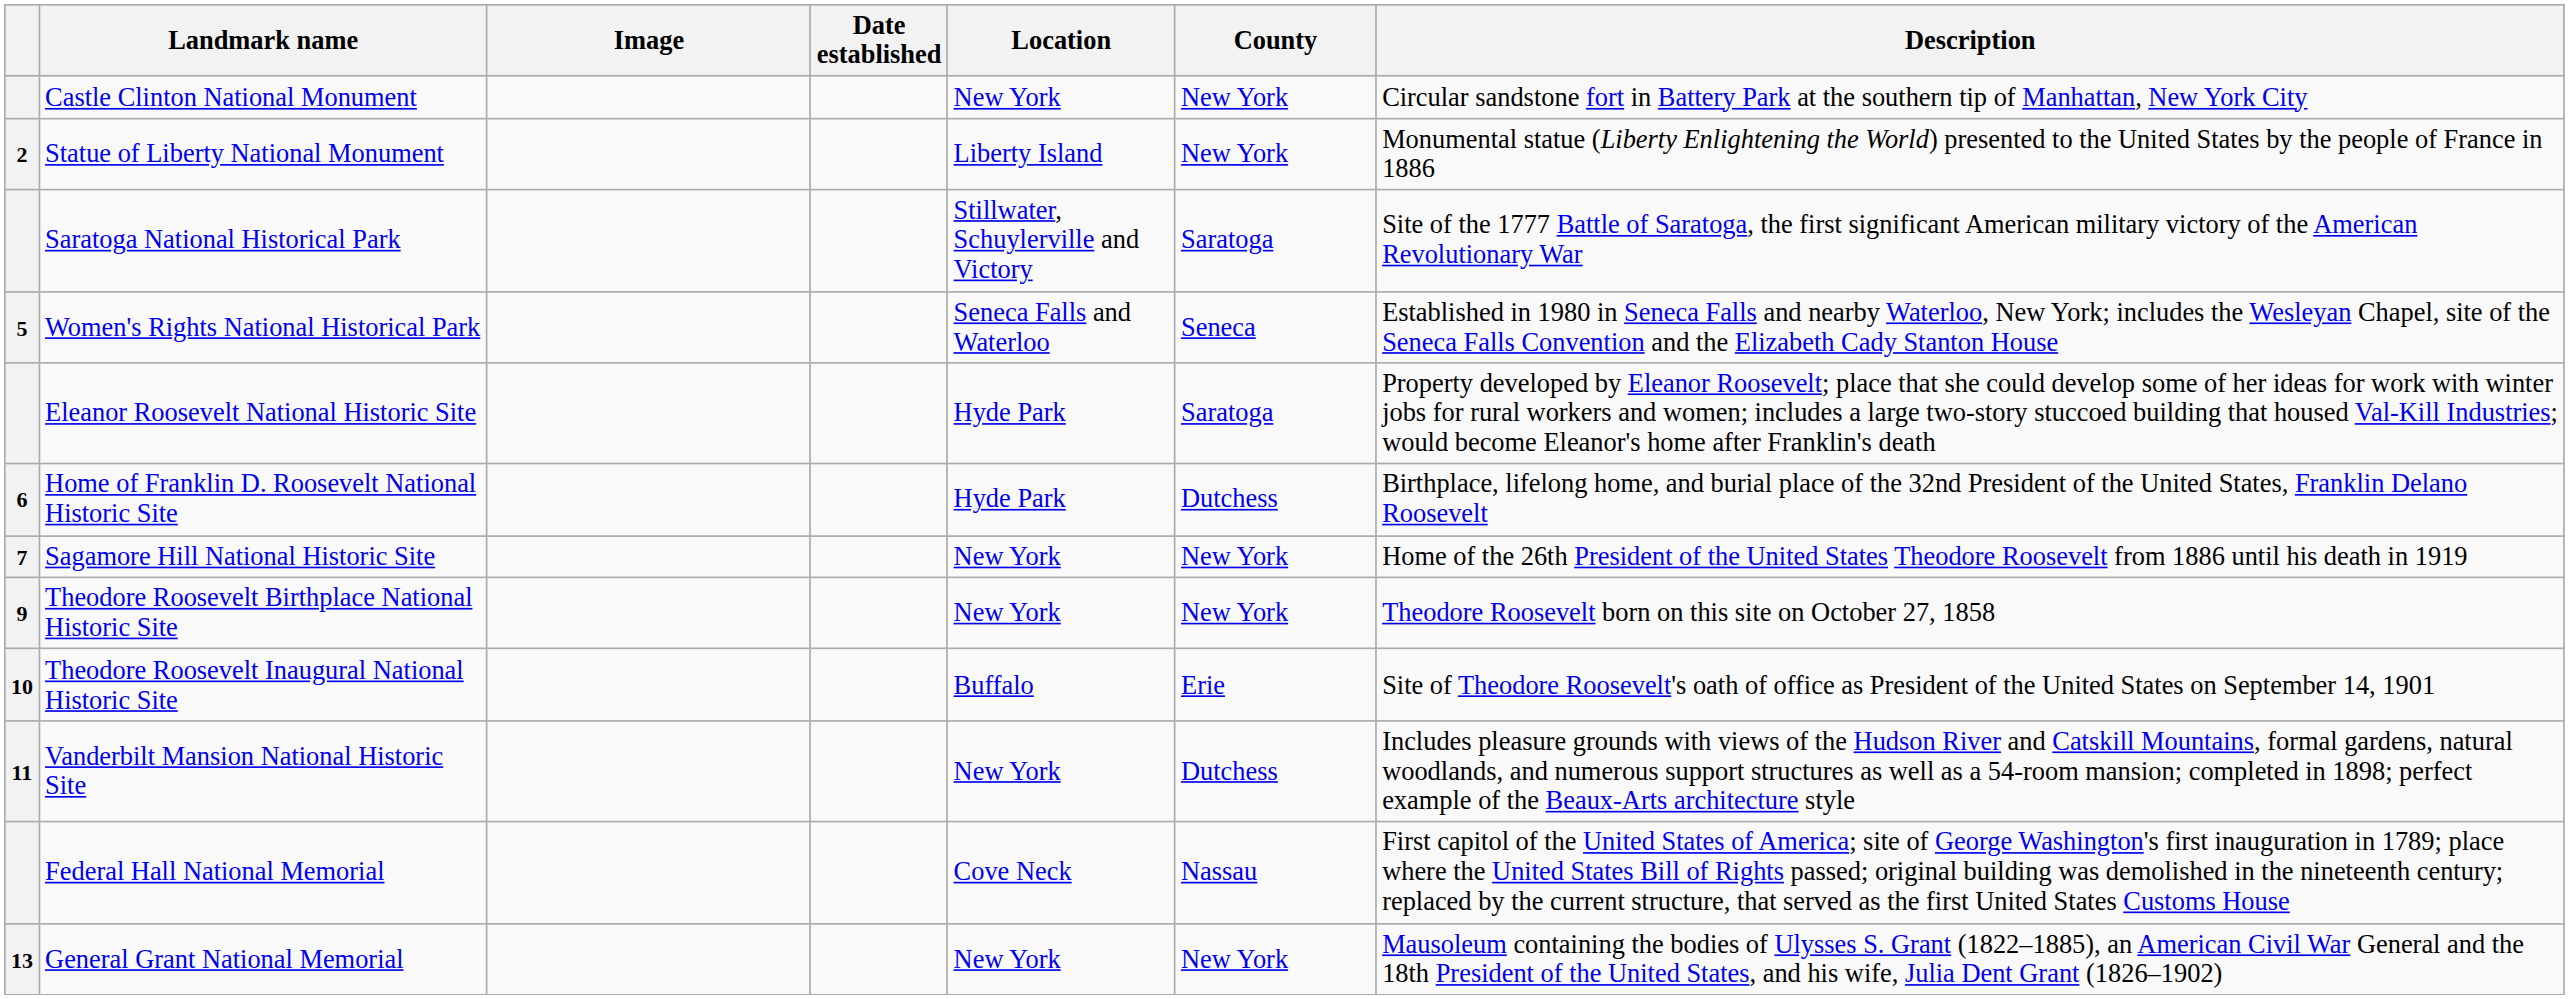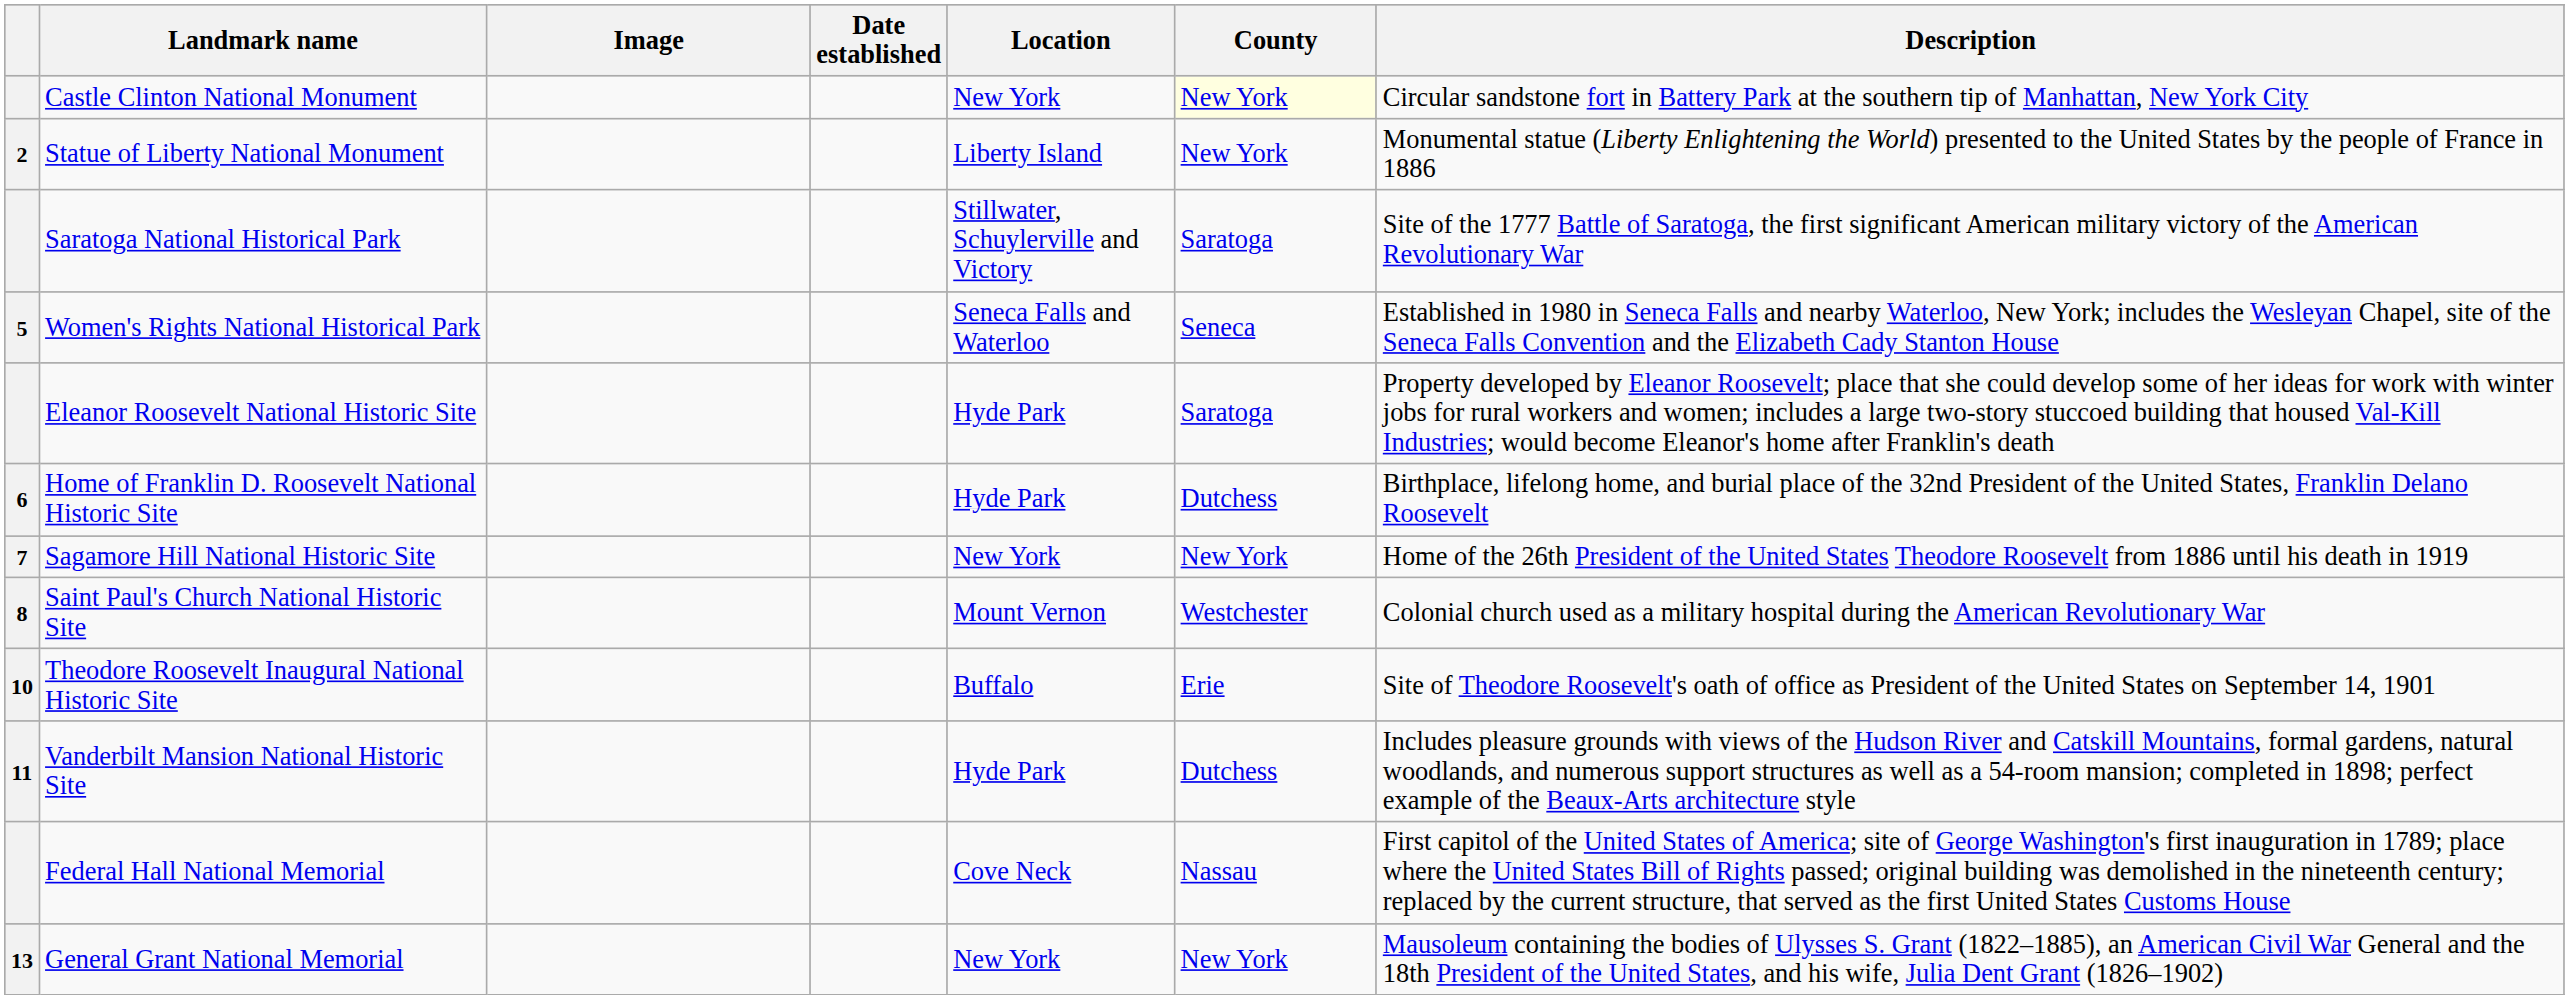(1235, 97) no background -> (1234, 97) lightyellow background
+ row: (243, 612)
- row: (259, 612)
(1007, 770) New York -> (1009, 770) Hyde Park
